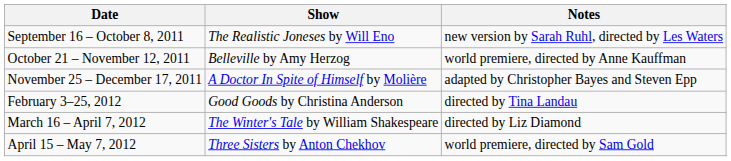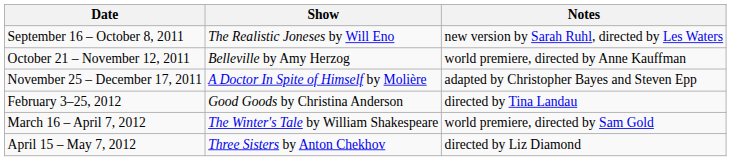(513, 123) directed by Liz Diamond -> (549, 123) world premiere, directed by Sam Gold
(549, 144) world premiere, directed by Sam Gold -> (513, 144) directed by Liz Diamond
